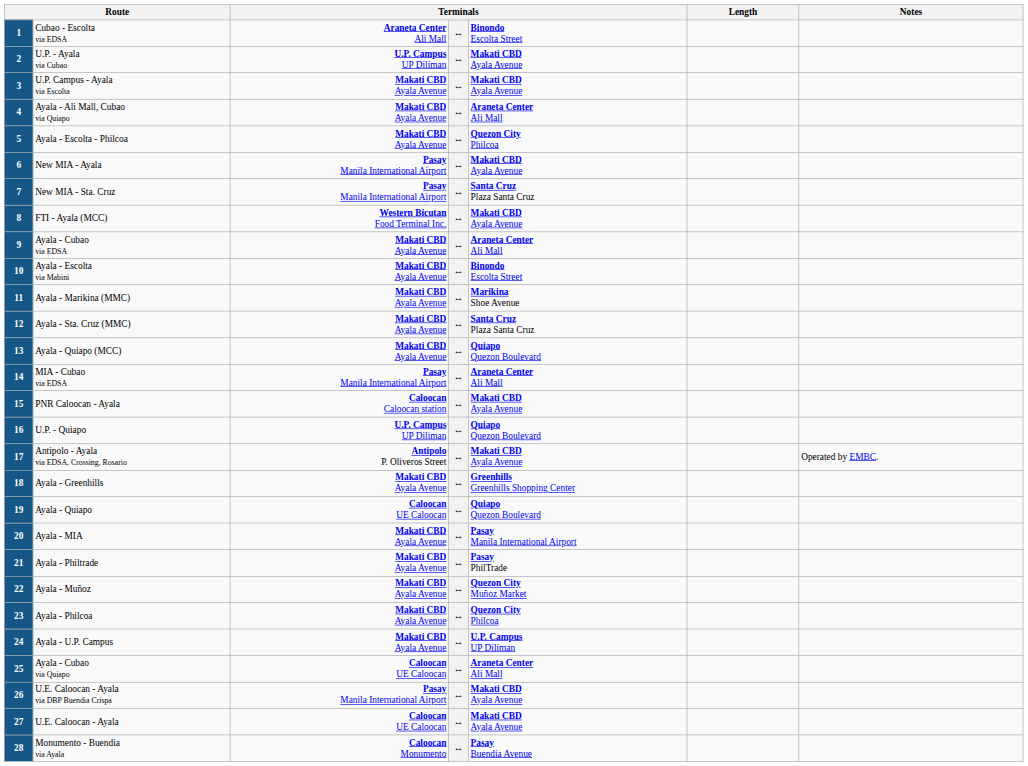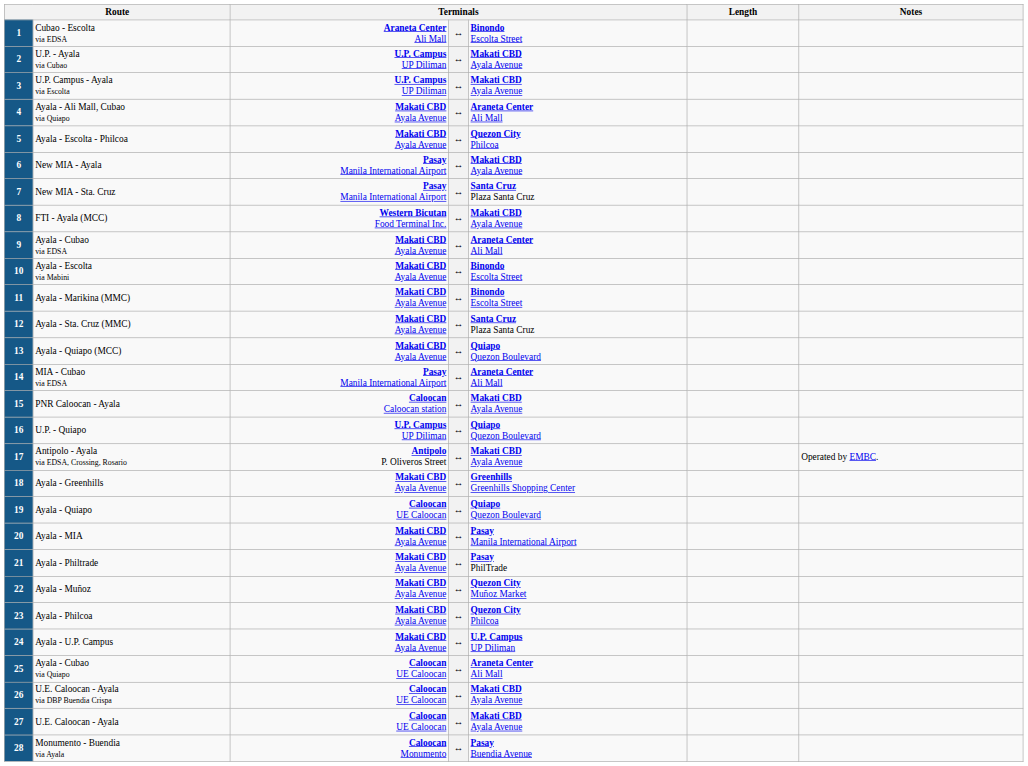(421, 86) Makati CBD Ayala Avenue -> (420, 86) U.P. Campus UP Diliman
(495, 298) Marikina Shoe Avenue -> (496, 298) Binondo Escolta Street
(393, 695) Pasay Manila International Airport -> (421, 695) Caloocan UE Caloocan
